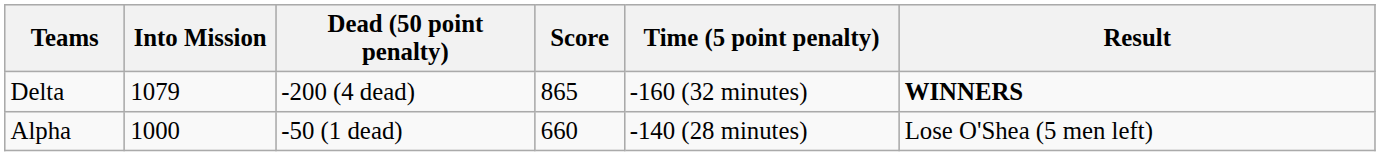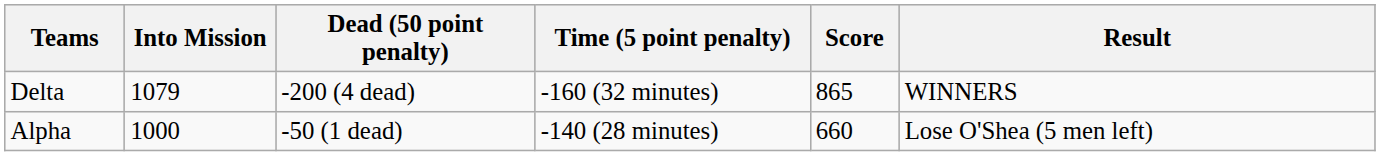columns swapped: (761, 38) <-> (580, 38)
(964, 91) bold -> (961, 91) normal
